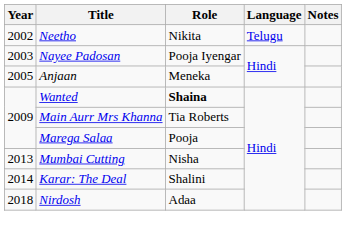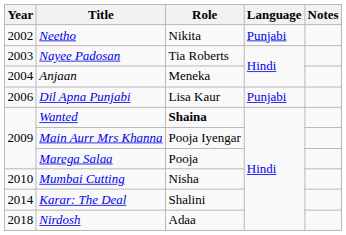(265, 35) Telugu -> (267, 35) Punjabi
(205, 55) Pooja Iyengar -> (199, 55) Tia Roberts
(20, 76) 2005 -> (20, 76) 2004
+ row: (85, 96)
(199, 117) Tia Roberts -> (205, 138) Pooja Iyengar
(20, 158) 2013 -> (20, 179) 2010
